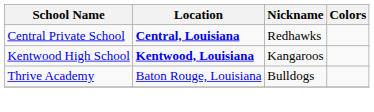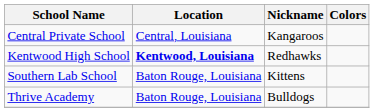(188, 35) bold -> (184, 35) normal
(294, 35) Redhawks -> (295, 35) Kangaroos
(295, 55) Kangaroos -> (294, 55) Redhawks
+ row: (62, 76)
